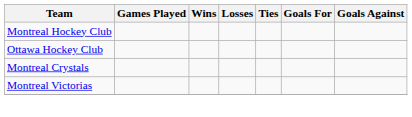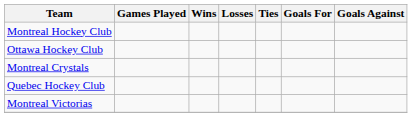+ row: (56, 85)
